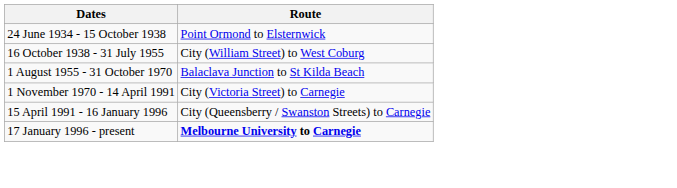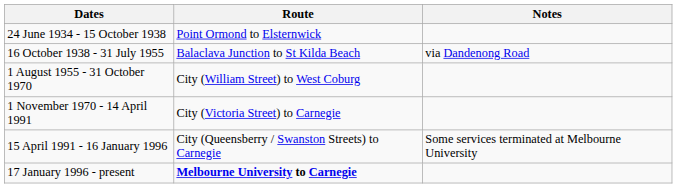+ column: (547, 14)
(273, 53) City (William Street) to West Coburg -> (268, 53) Balaclava Junction to St Kilda Beach
(272, 72) Balaclava Junction to St Kilda Beach -> (268, 79) City (William Street) to West Coburg
